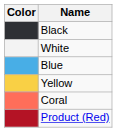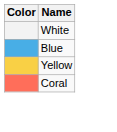- row: (54, 30)
- row: (75, 118)
